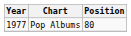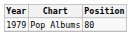(16, 25) 1977 -> (16, 25) 1979
